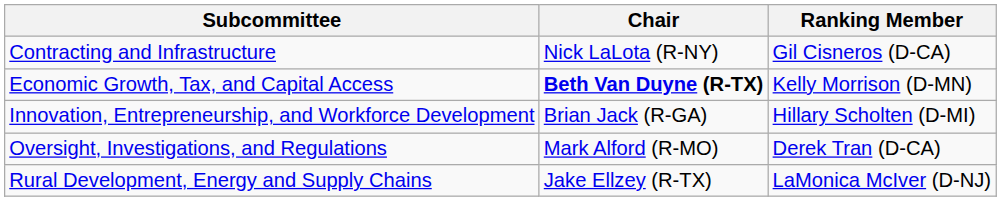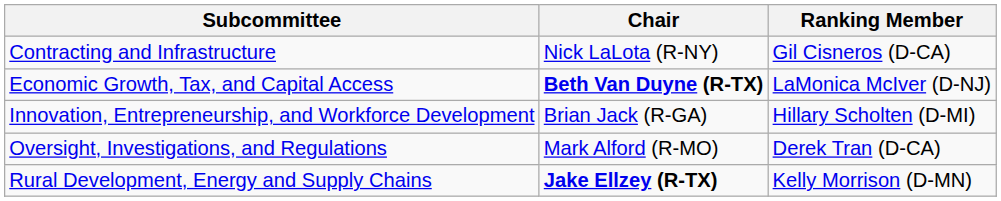(872, 84) Kelly Morrison (D-MN) -> (882, 84) LaMonica McIver (D-NJ)
(628, 180) normal -> (631, 180) bold
(882, 180) LaMonica McIver (D-NJ) -> (872, 180) Kelly Morrison (D-MN)
